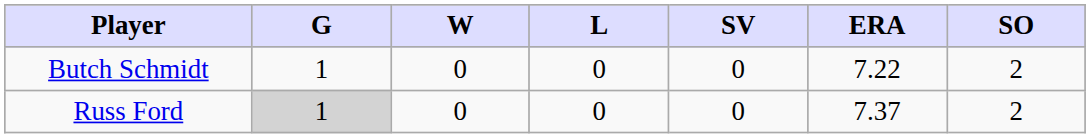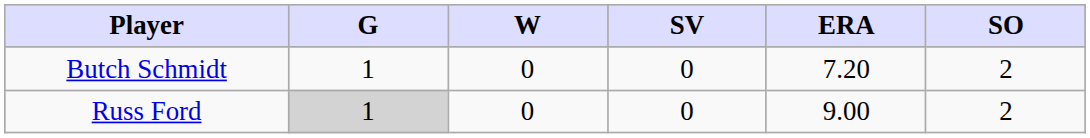- column: (599, 25)
(877, 68) 7.22 -> (846, 68) 7.20
(877, 111) 7.37 -> (846, 111) 9.00
